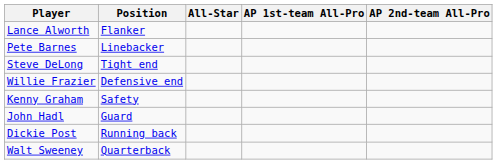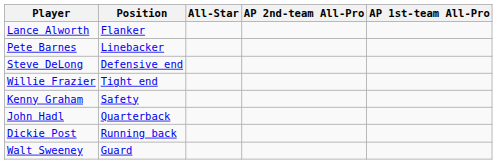columns swapped: (304, 13) <-> (430, 13)
(129, 64) Tight end -> (142, 64) Defensive end
(142, 82) Defensive end -> (129, 82) Tight end
(117, 116) Guard -> (136, 116) Quarterback
(136, 150) Quarterback -> (117, 150) Guard
